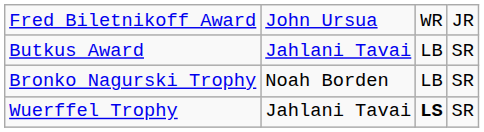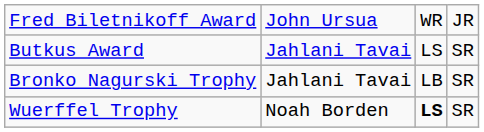(431, 50) LB -> (431, 50) LS
(327, 81) Noah Borden -> (338, 81) Jahlani Tavai
(338, 112) Jahlani Tavai -> (327, 112) Noah Borden
